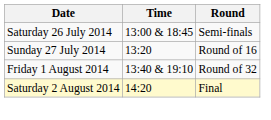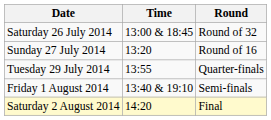(225, 32) Semi-finals -> (228, 32) Round of 32
+ row: (58, 69)
(228, 69) Round of 32 -> (225, 87) Semi-finals
